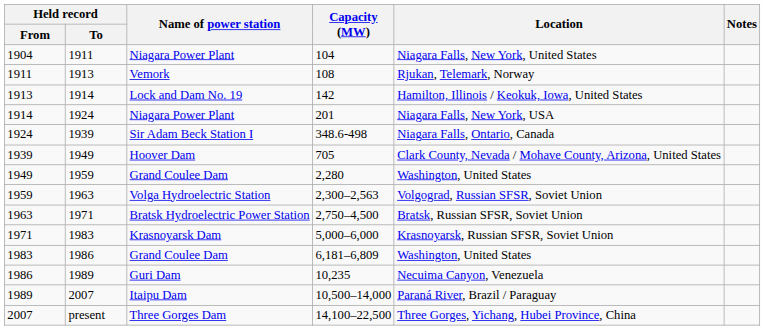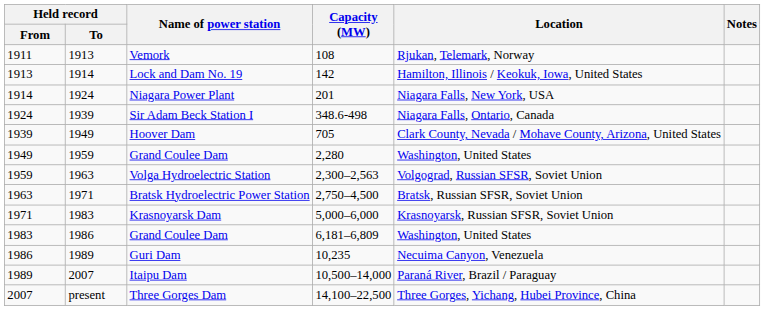- row: (20, 54)
